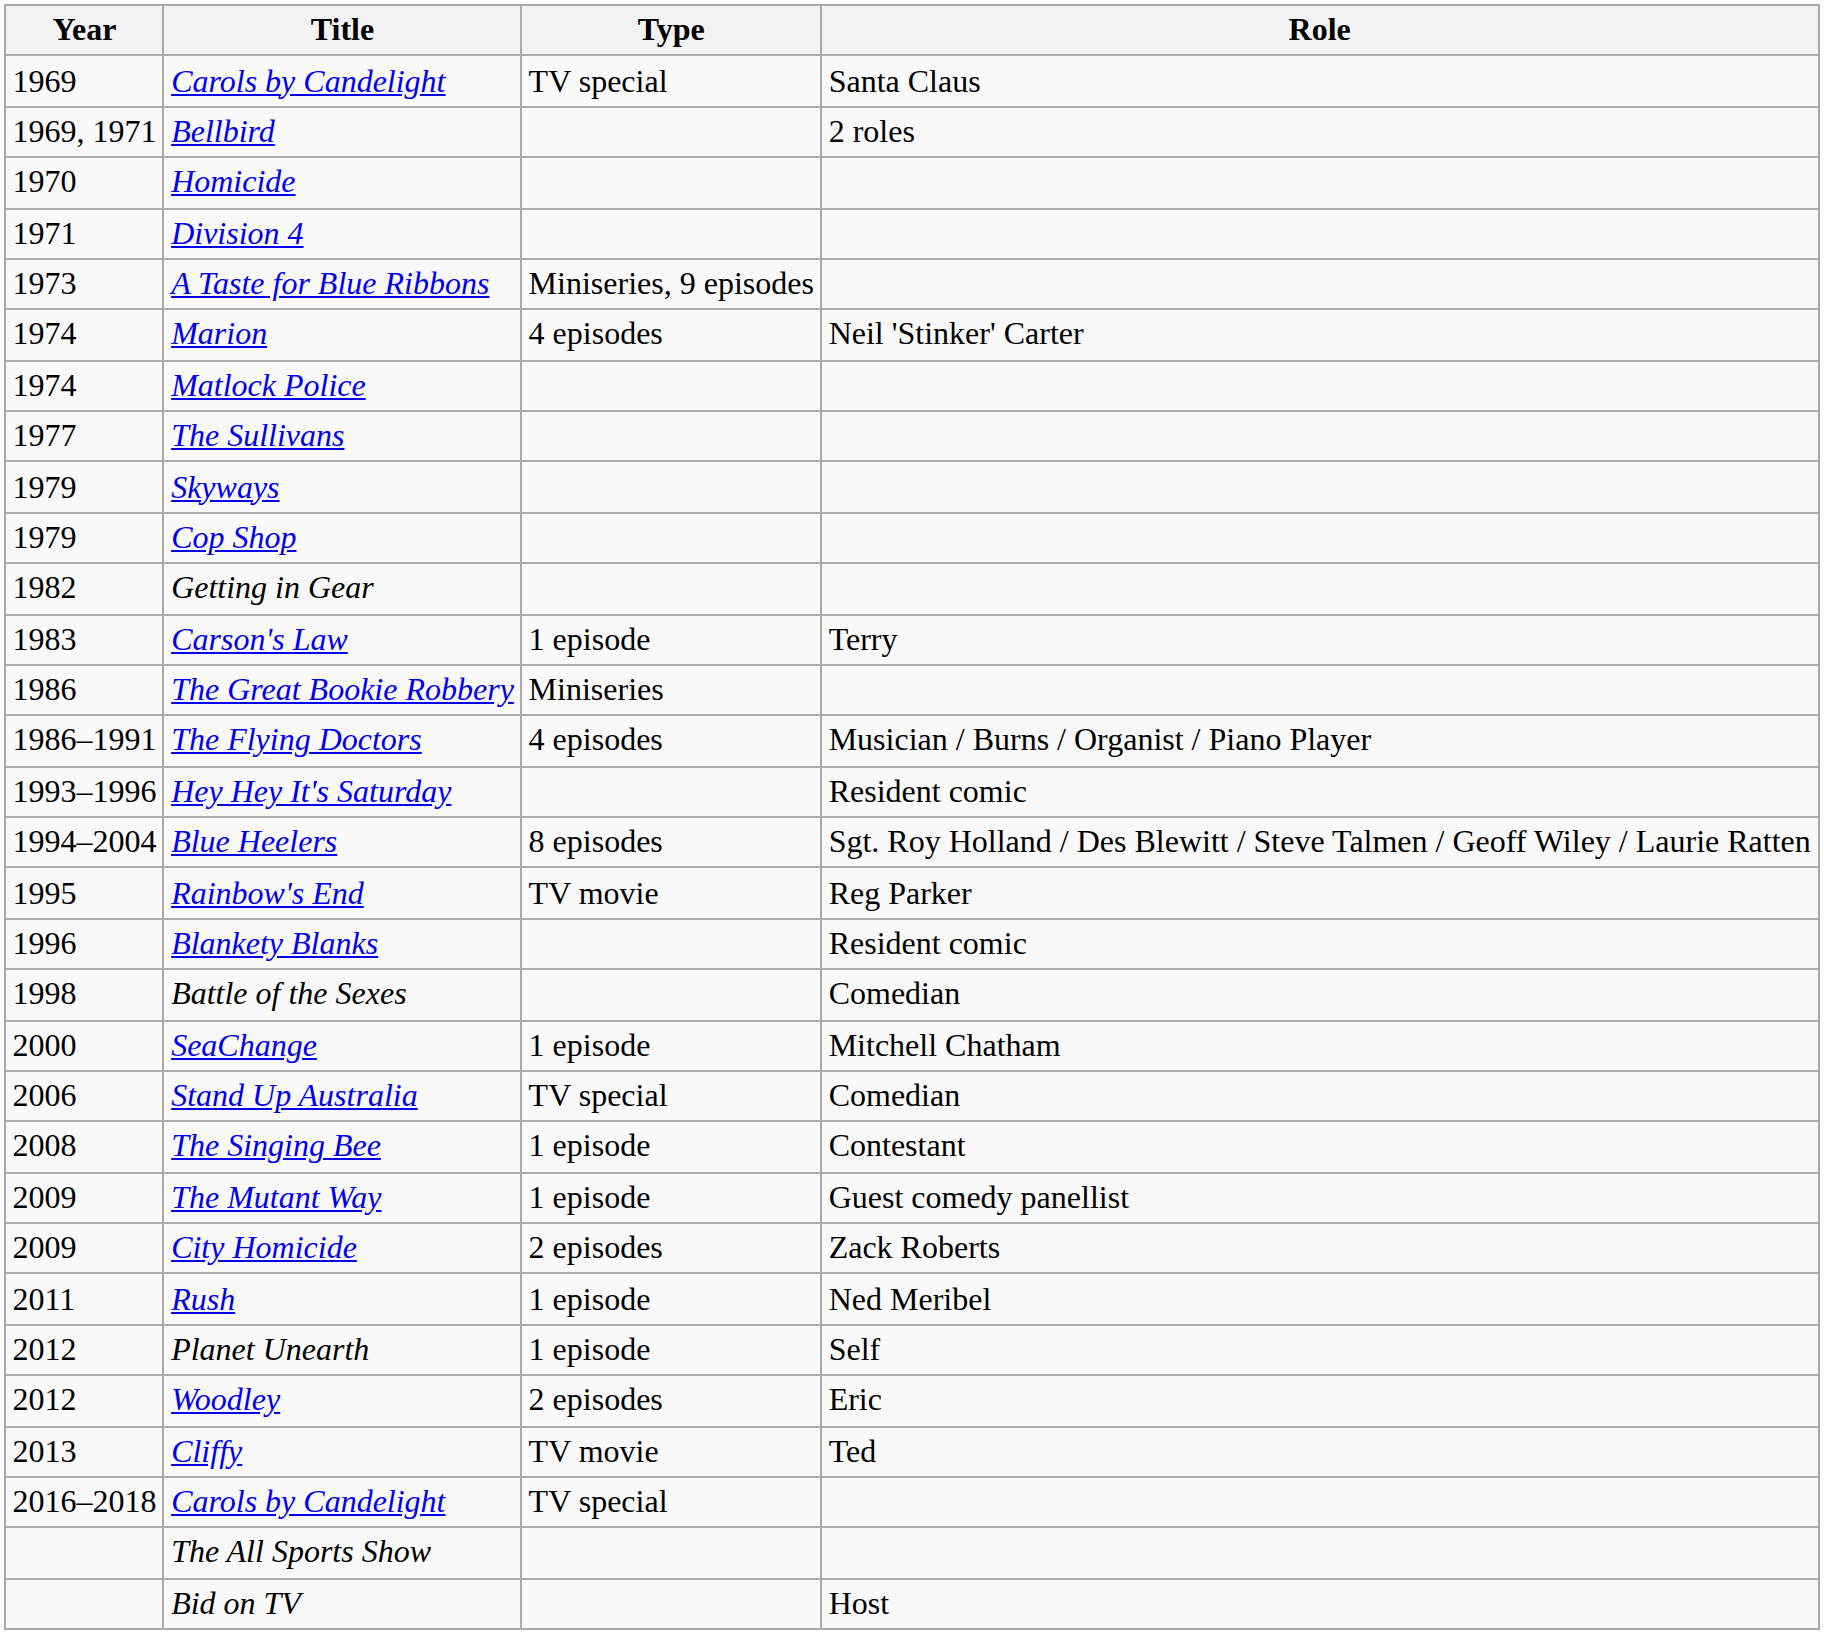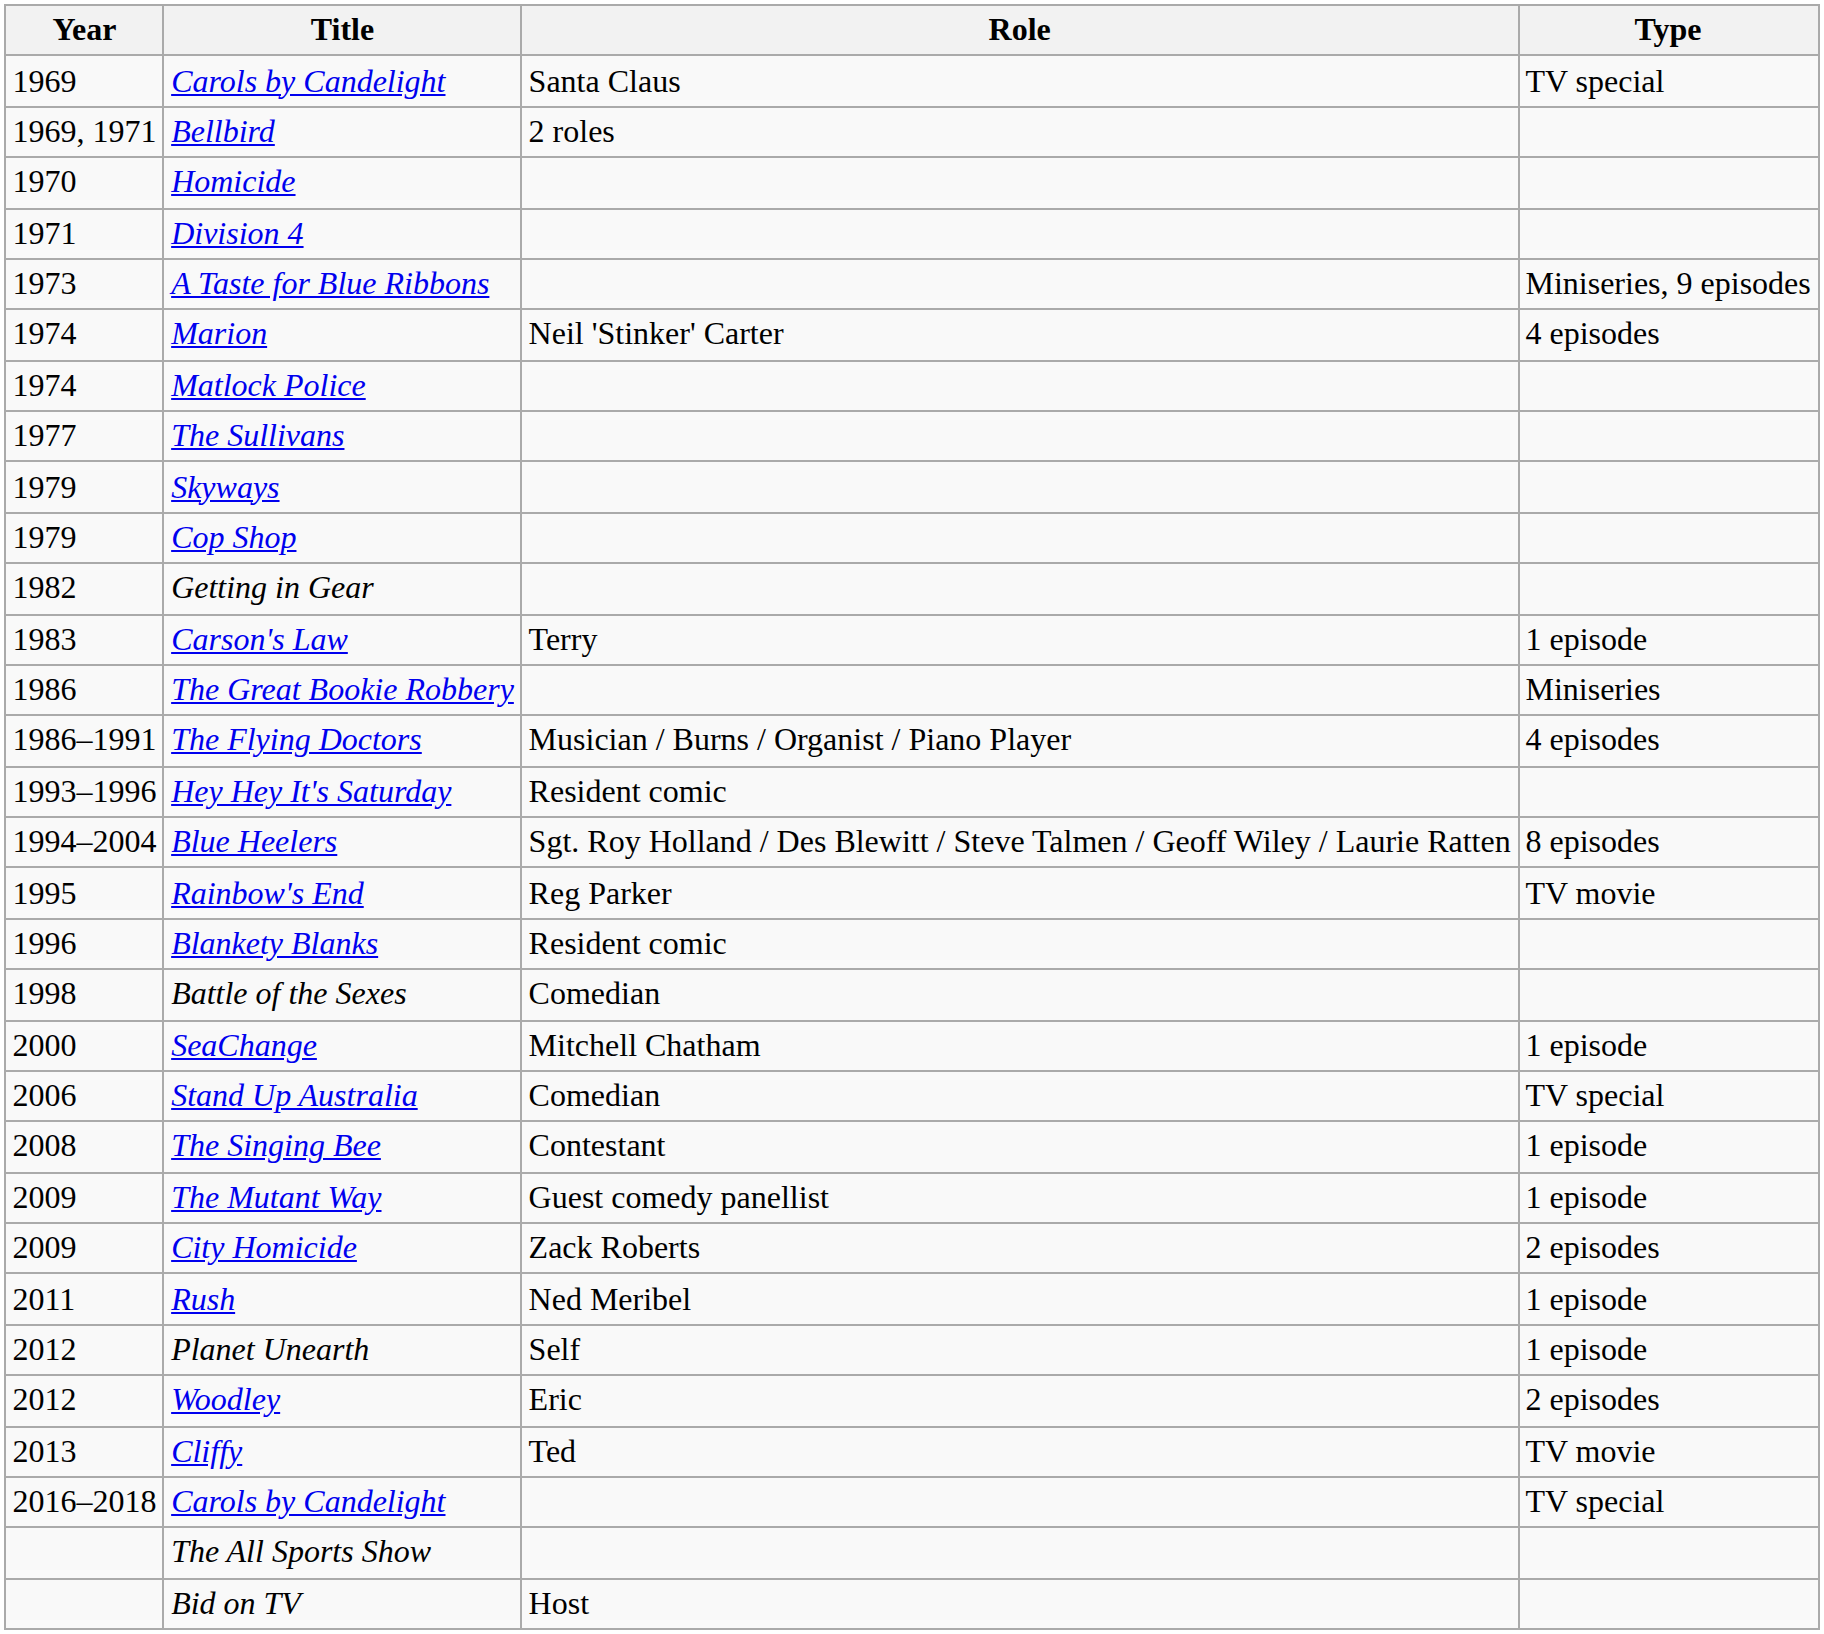columns swapped: (1320, 29) <-> (671, 29)
